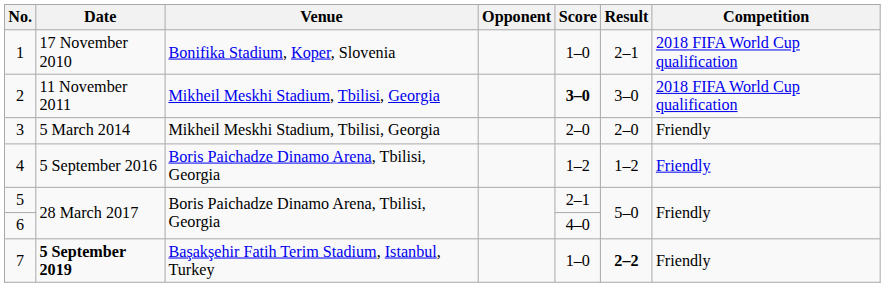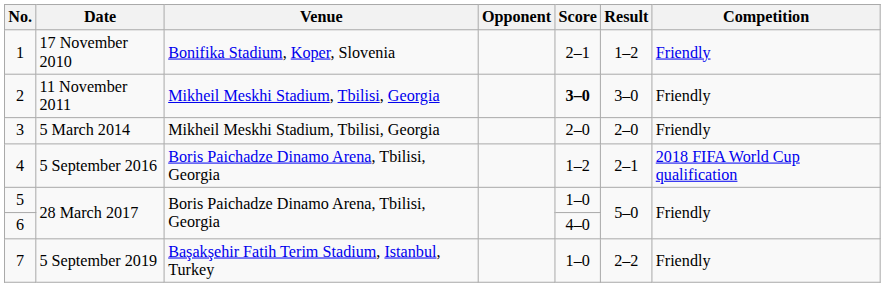(578, 52) 1–0 -> (578, 52) 2–1
(626, 52) 2–1 -> (626, 52) 1–2
(728, 52) 2018 FIFA World Cup qualification -> (683, 52) Friendly
(728, 95) 2018 FIFA World Cup qualification -> (683, 95) Friendly
(626, 165) 1–2 -> (626, 165) 2–1
(683, 165) Friendly -> (728, 165) 2018 FIFA World Cup qualification
(578, 199) 2–1 -> (578, 199) 1–0
(83, 260) bold -> (98, 260) normal
(626, 260) bold -> (626, 260) normal
